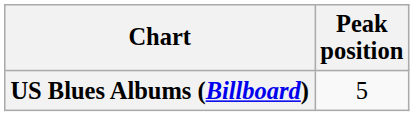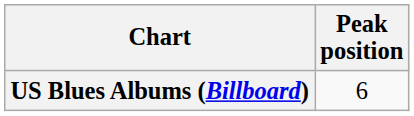(362, 90) 5 -> (362, 90) 6
